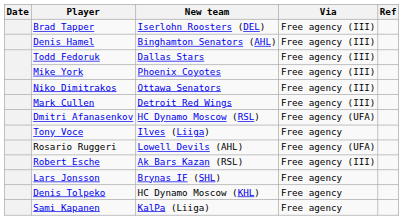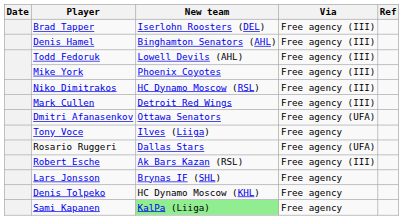(171, 57) Dallas Stars -> (190, 57) Lowell Devils (AHL)
(179, 87) Ottawa Senators -> (199, 87) HC Dynamo Moscow (RSL)
(199, 117) HC Dynamo Moscow (RSL) -> (179, 117) Ottawa Senators
(190, 147) Lowell Devils (AHL) -> (171, 147) Dallas Stars
(174, 207) no background -> (174, 207) lightgreen background
